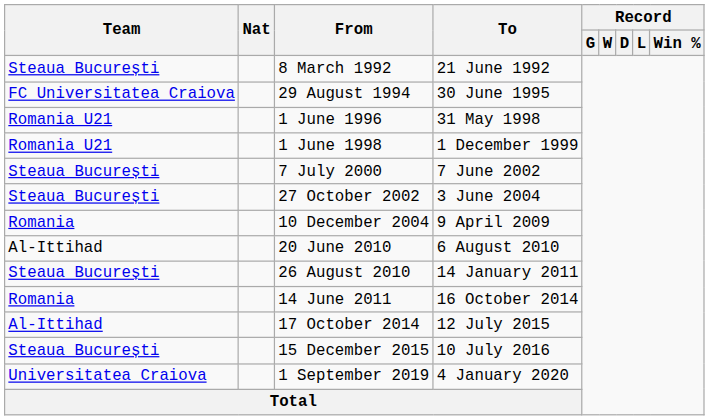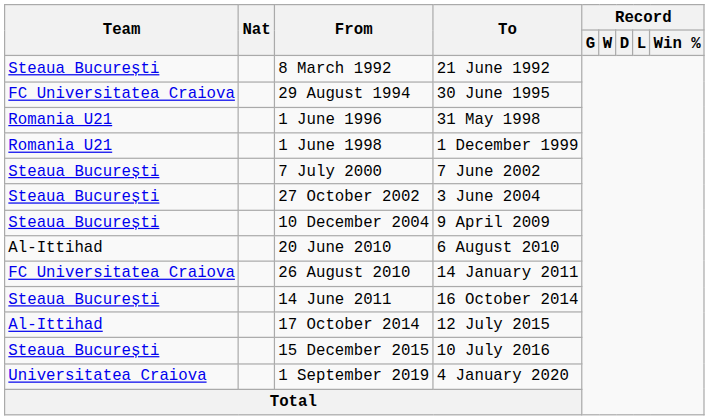(41, 223) Romania -> (84, 223) Steaua București
(84, 274) Steaua București -> (122, 274) FC Universitatea Craiova
(41, 299) Romania -> (84, 299) Steaua București
